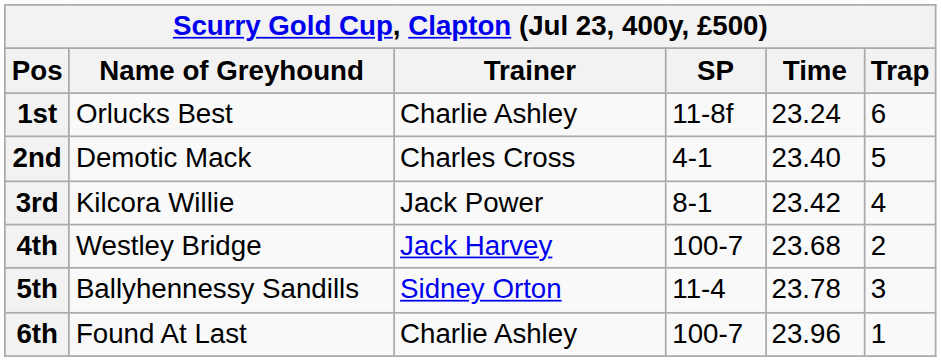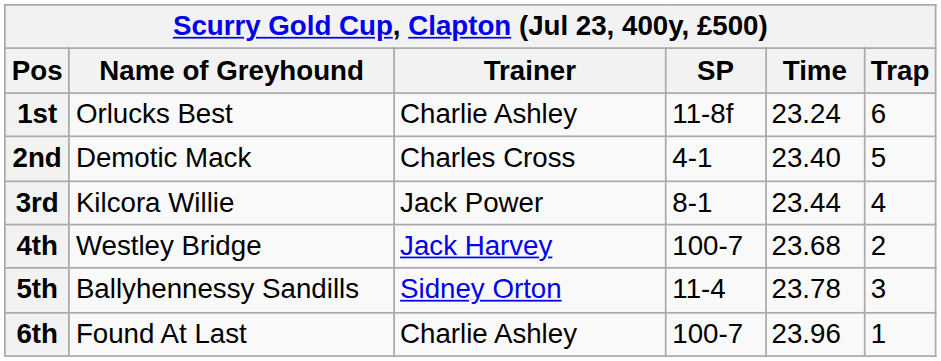(806, 202) 23.42 -> (806, 202) 23.44
